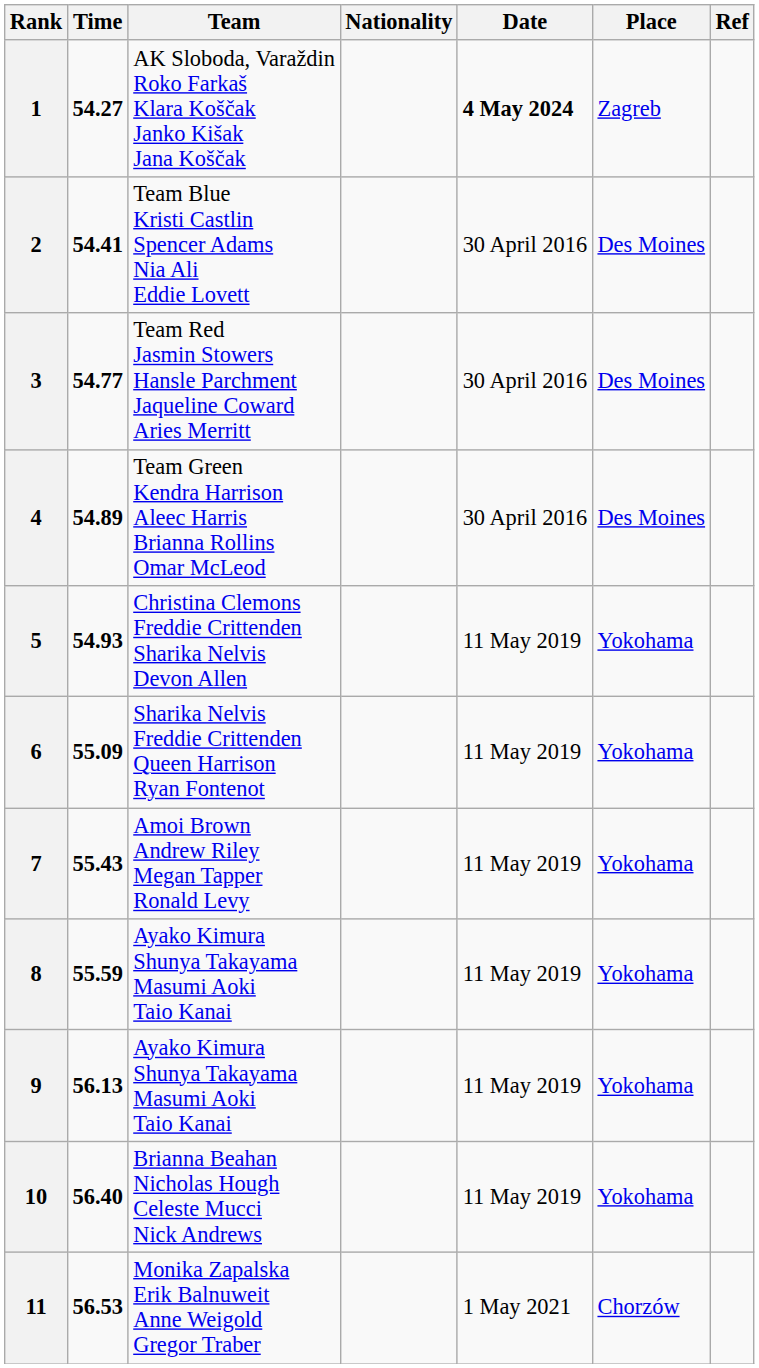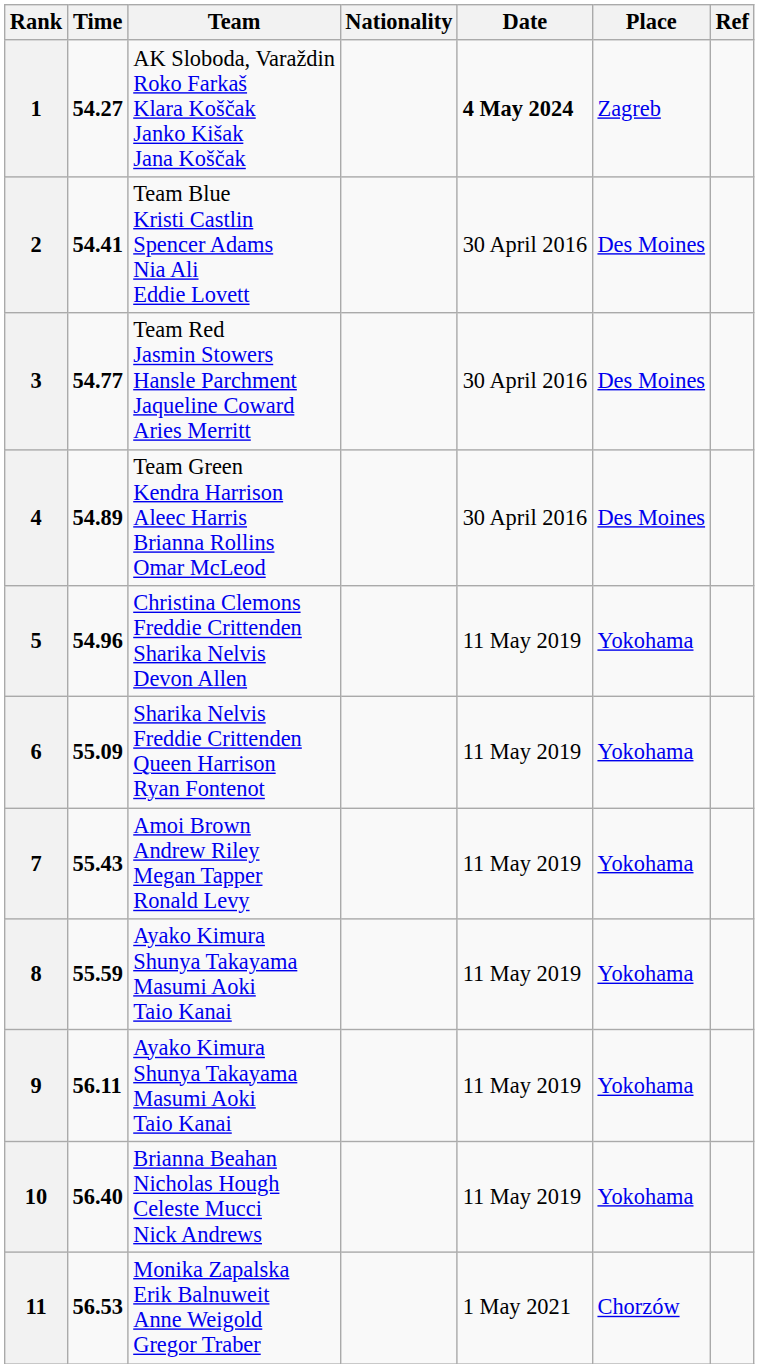(98, 640) 54.93 -> (98, 640) 54.96
(98, 1085) 56.13 -> (97, 1085) 56.11
